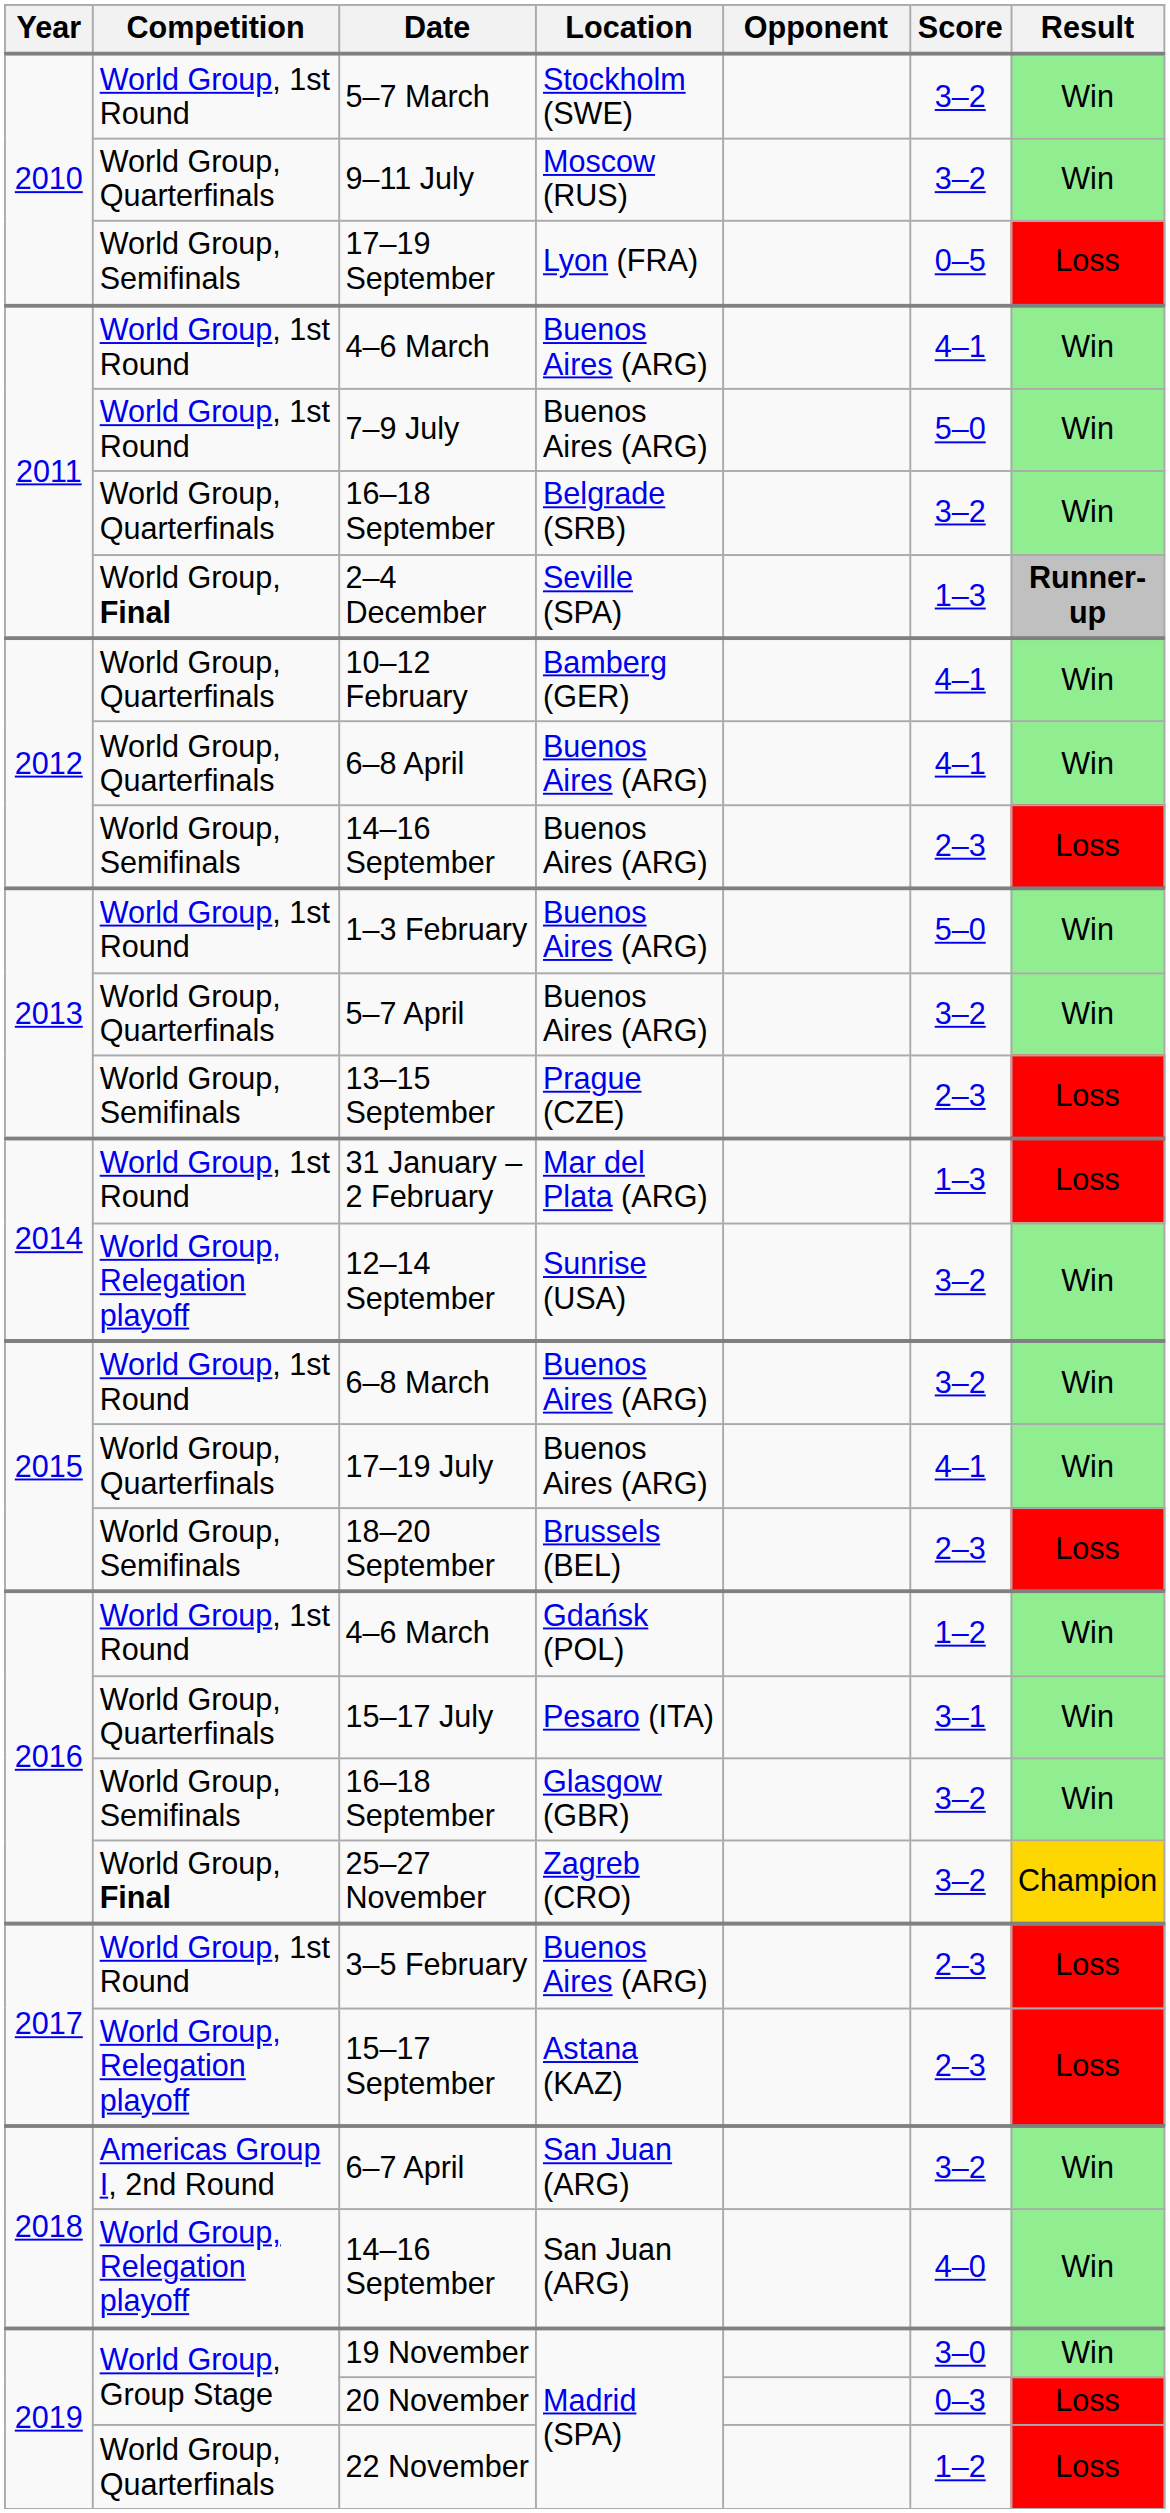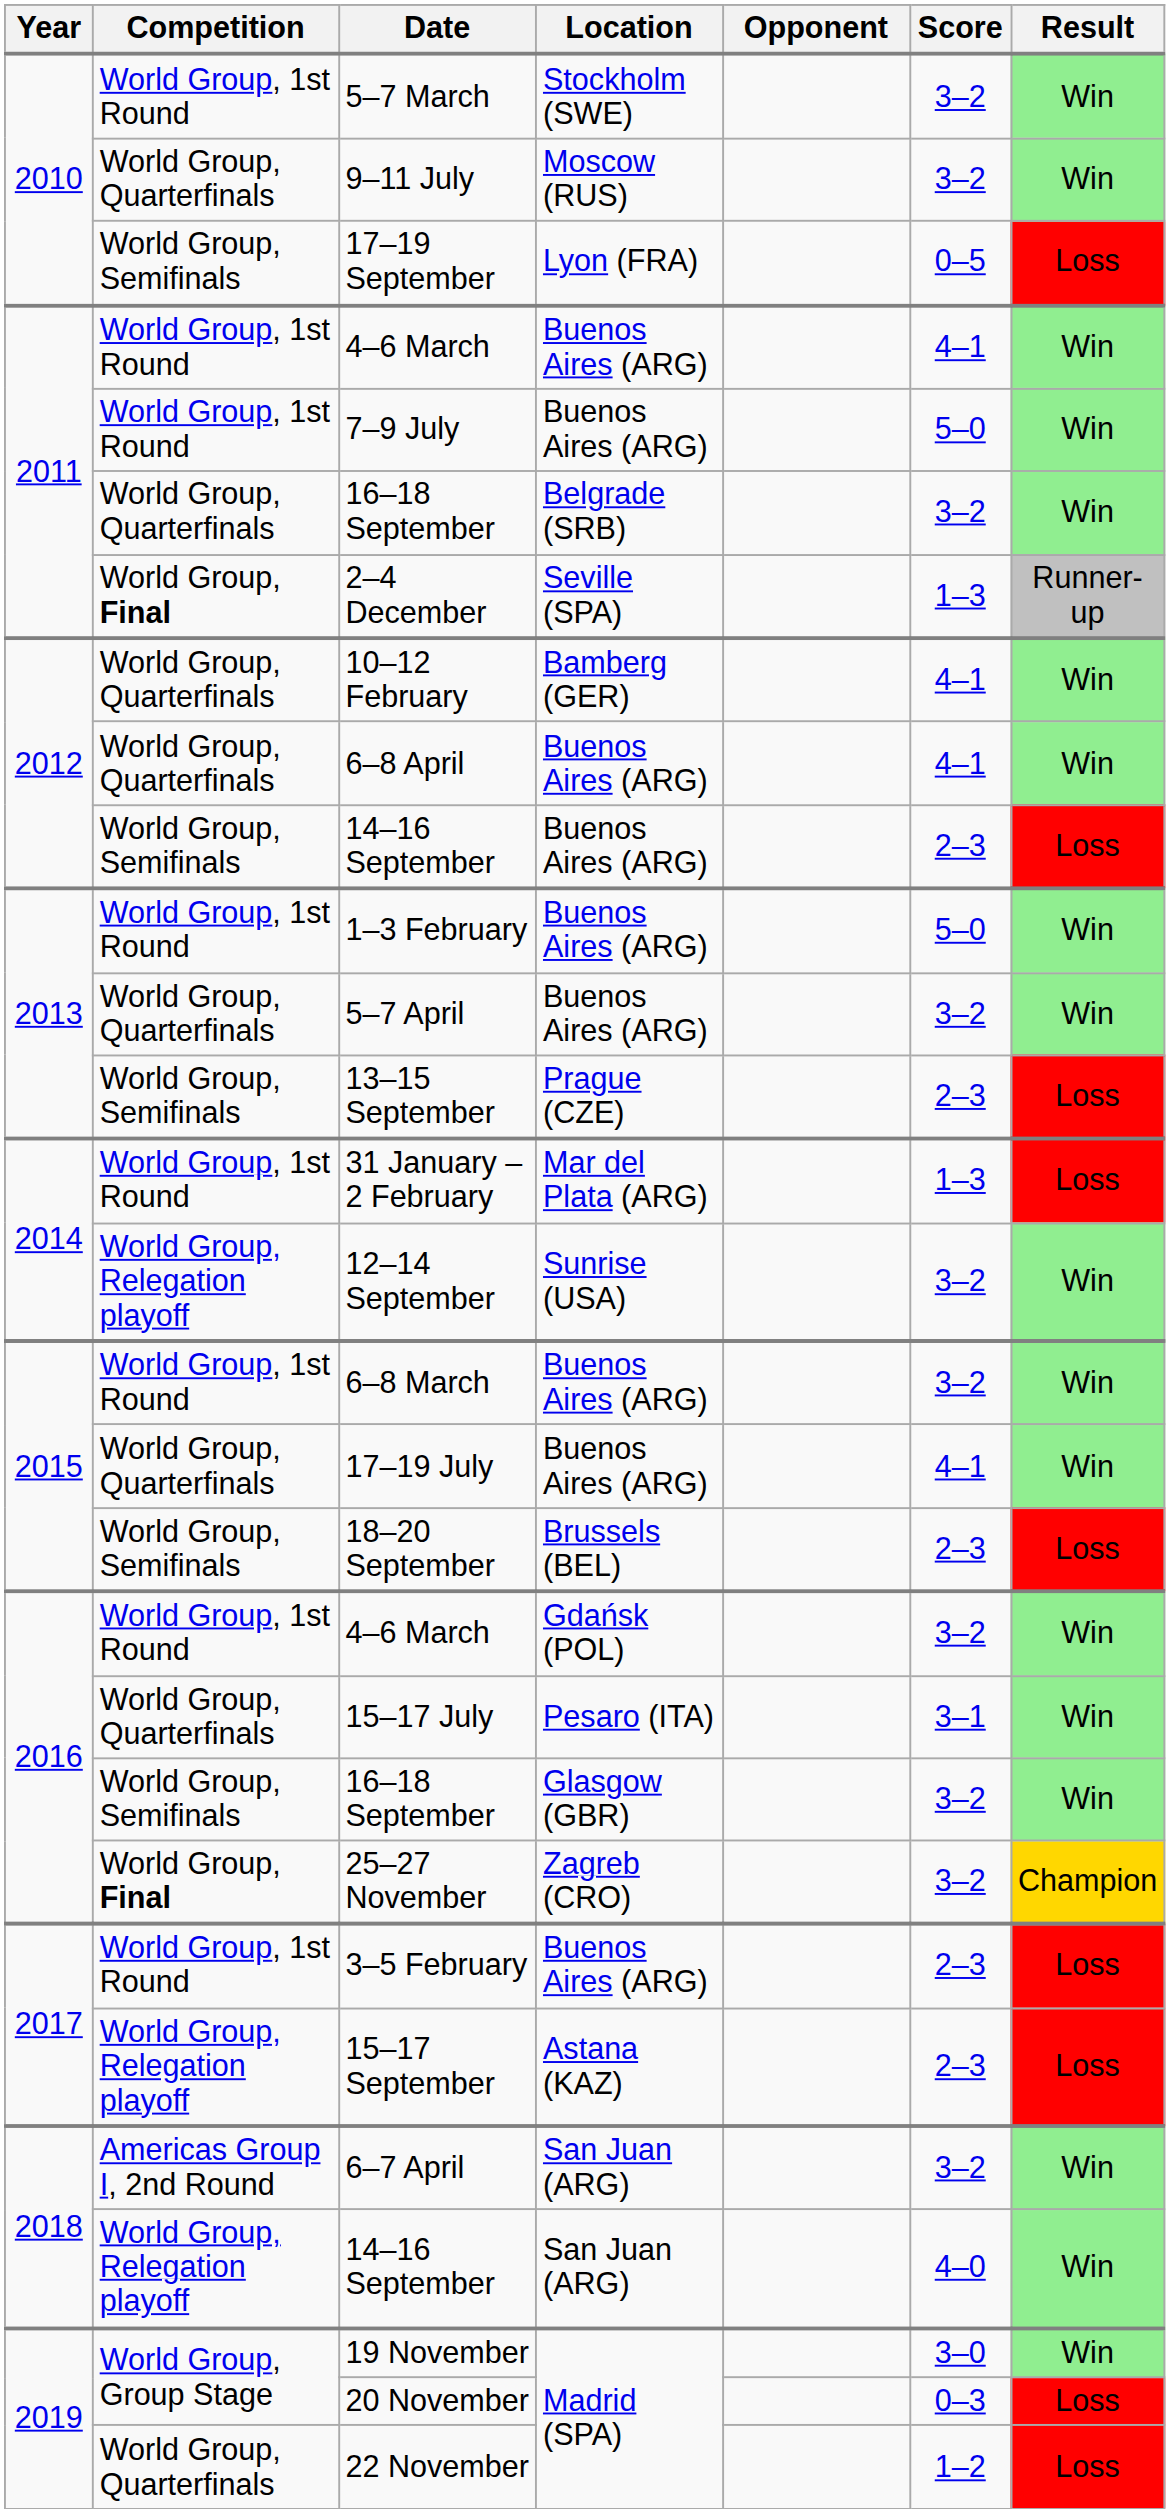(1088, 595) bold -> (1088, 595) normal
(960, 1633) 1–2 -> (960, 1633) 3–2
